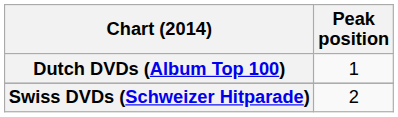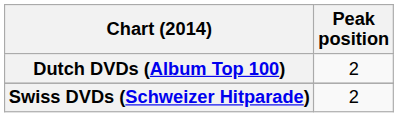(354, 68) 1 -> (354, 68) 2
